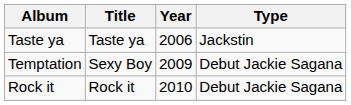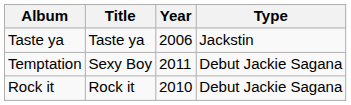(176, 64) 2009 -> (175, 64) 2011
